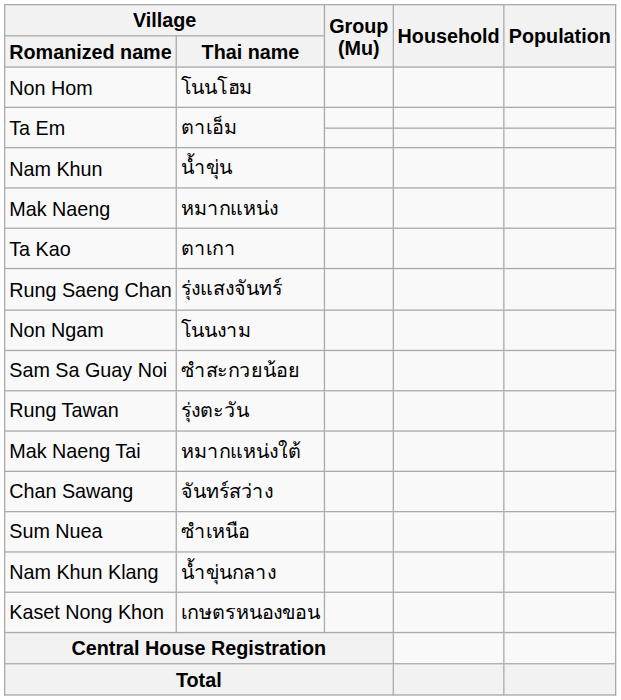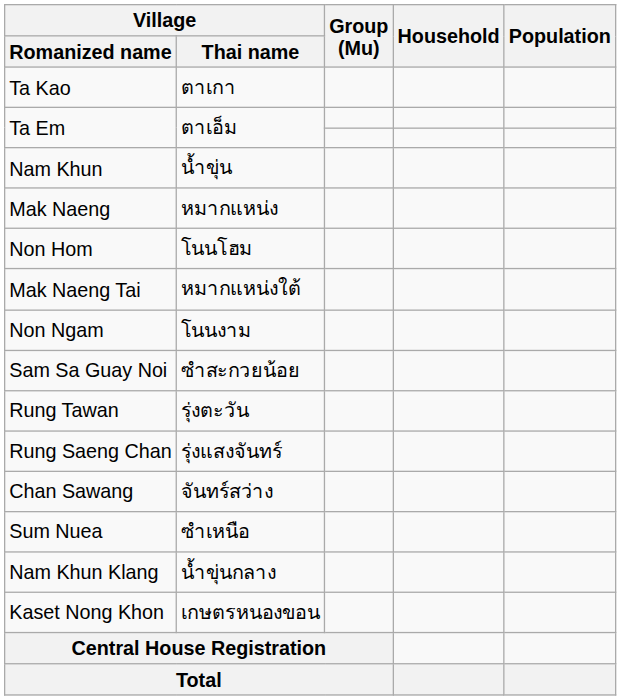rows swapped: (40, 249) <-> (51, 88)
rows swapped: (90, 289) <-> (75, 451)
